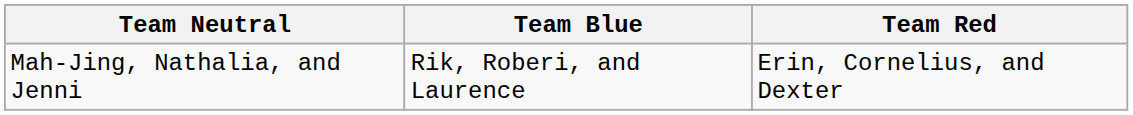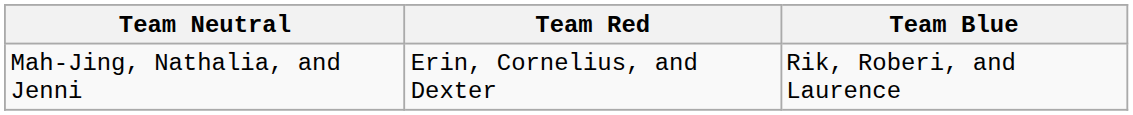columns swapped: (578, 24) <-> (940, 24)
